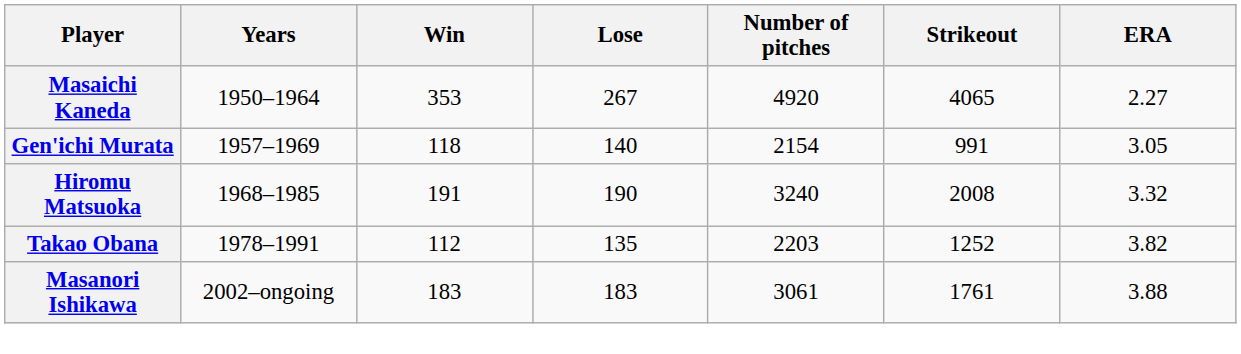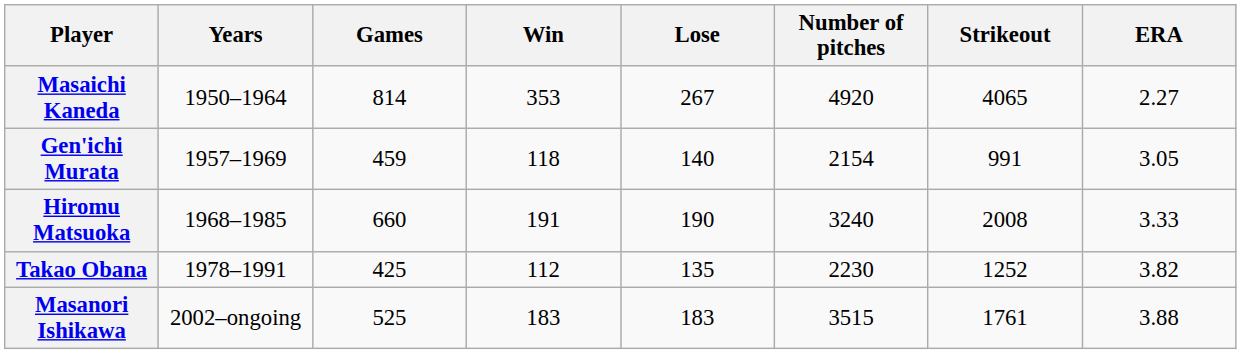+ column: (389, 35)
(1148, 194) 3.32 -> (1159, 220) 3.33
(796, 243) 2203 -> (851, 268) 2230
(796, 292) 3061 -> (851, 317) 3515
